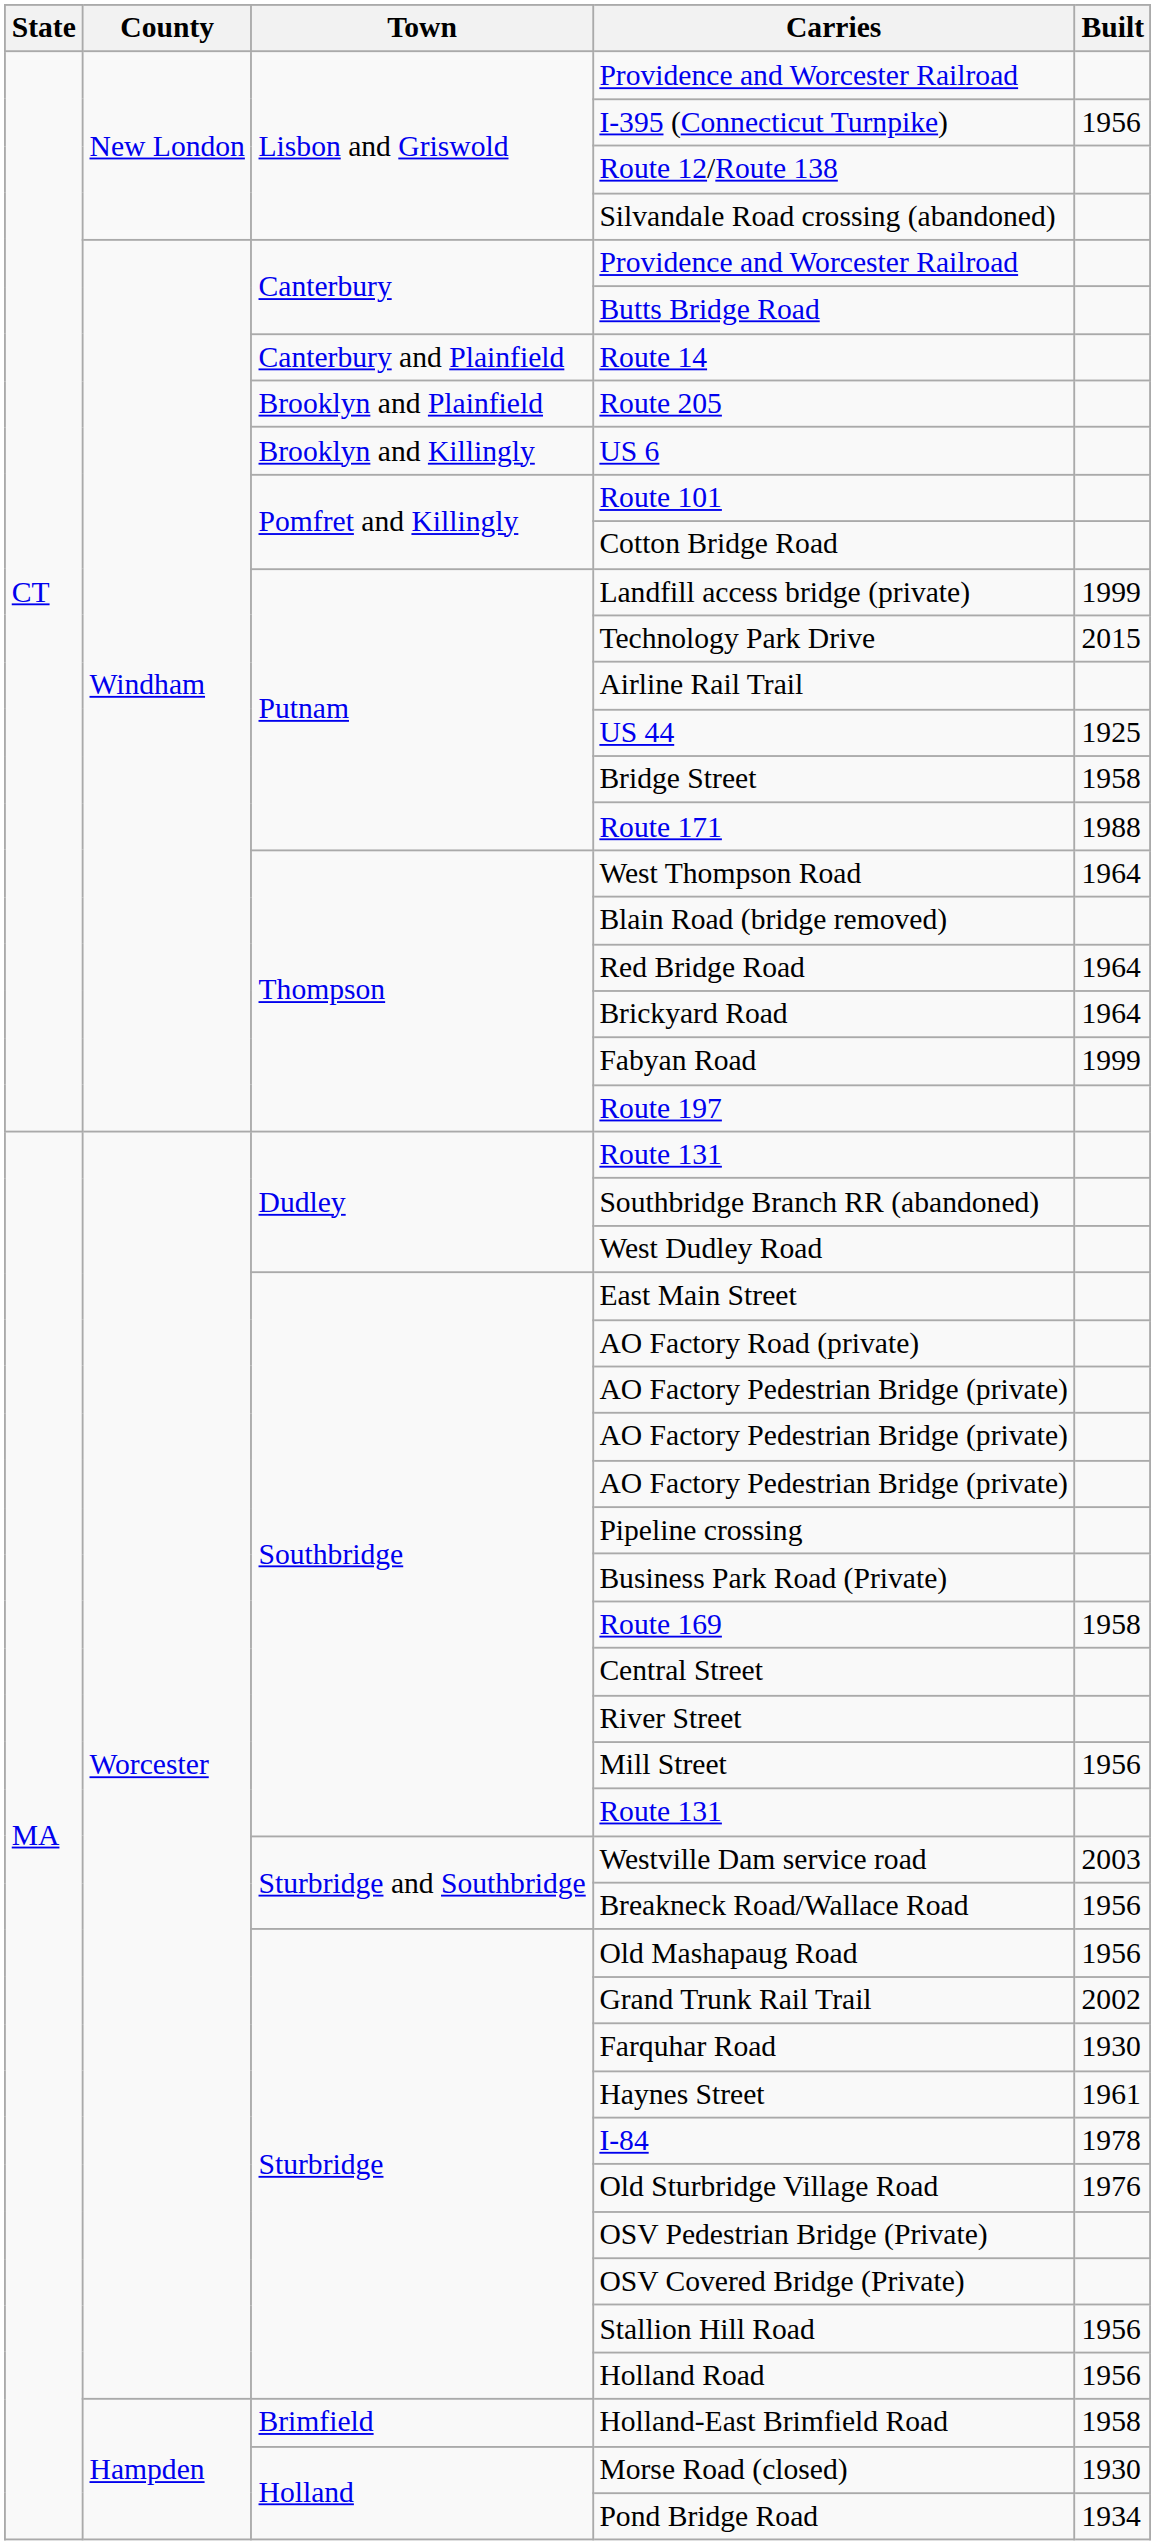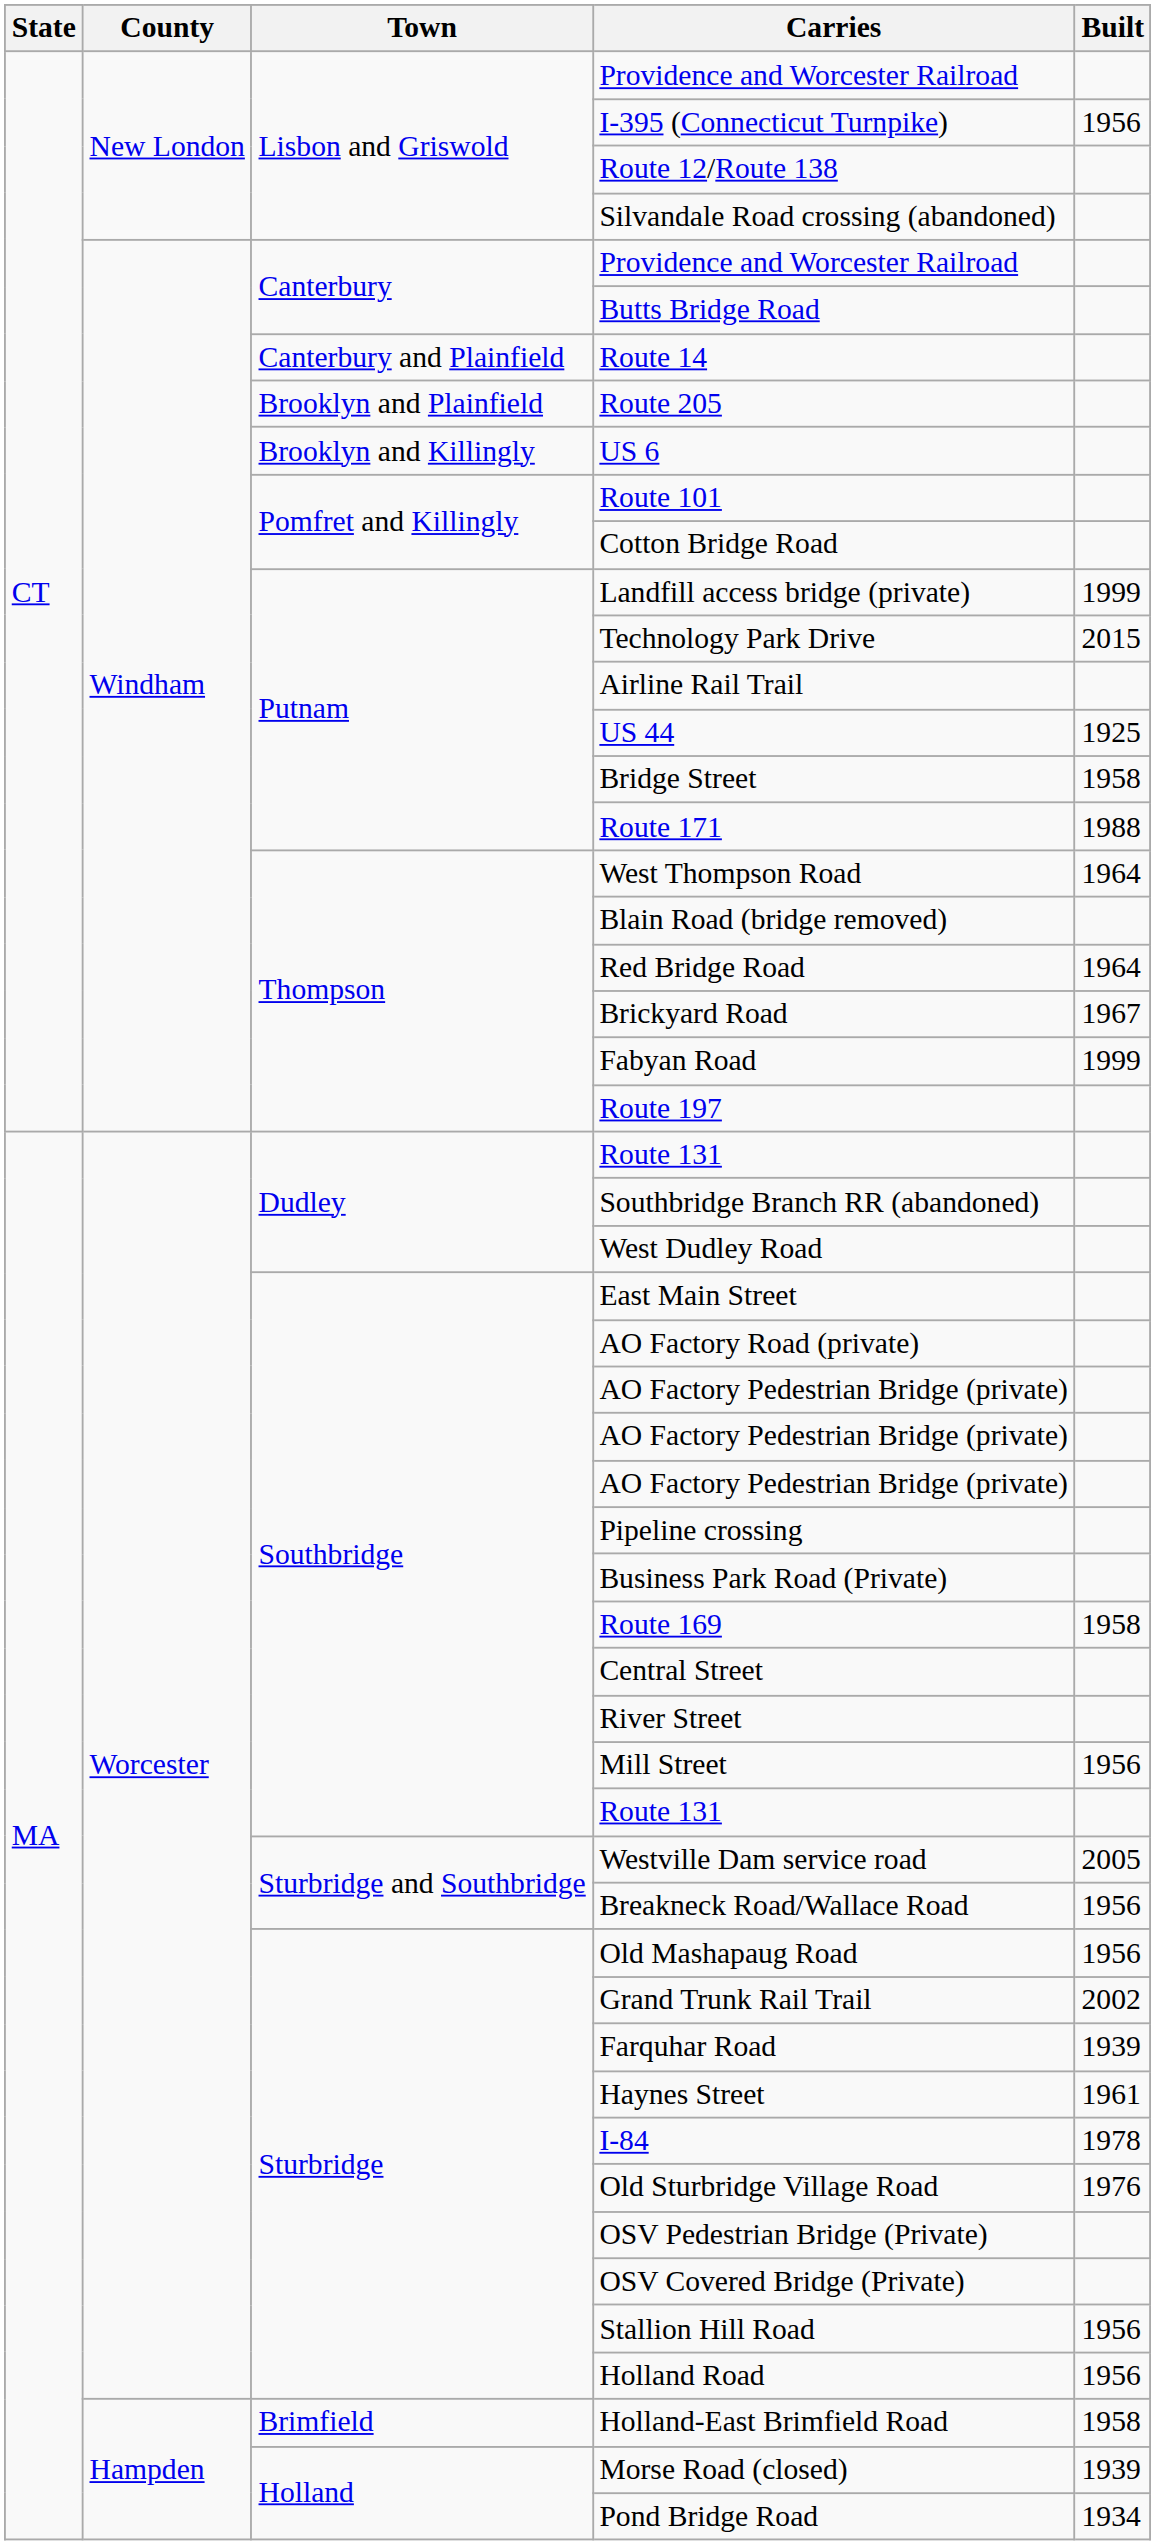(1111, 1013) 1964 -> (1111, 1013) 1967
(1111, 1858) 2003 -> (1111, 1858) 2005
(1111, 2046) 1930 -> (1111, 2046) 1939
(1111, 2469) 1930 -> (1111, 2469) 1939
